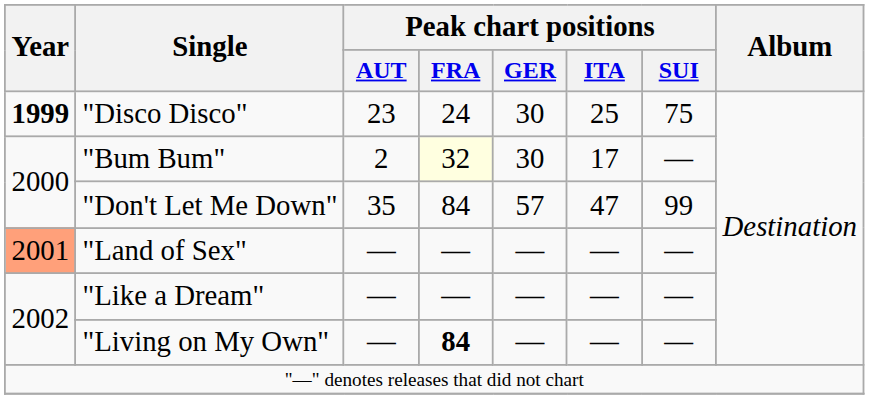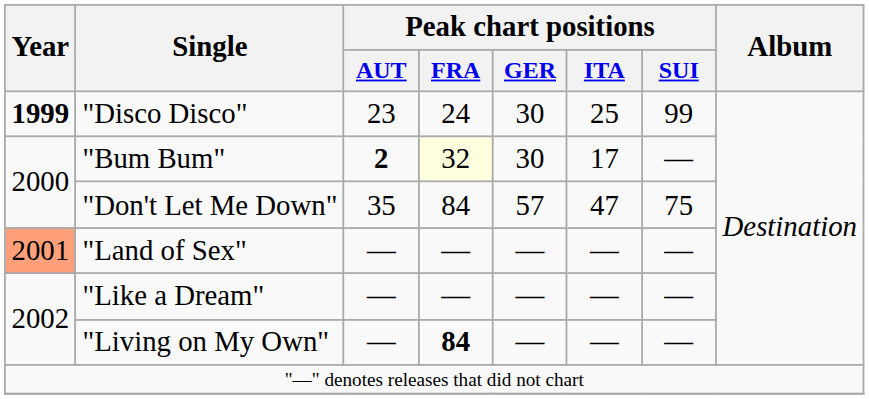(679, 113) 75 -> (679, 113) 99
(381, 158) normal -> (381, 158) bold
(679, 204) 99 -> (679, 204) 75
